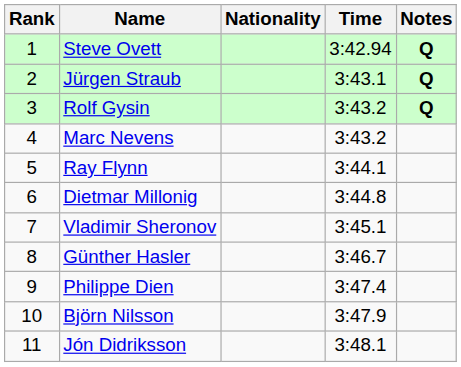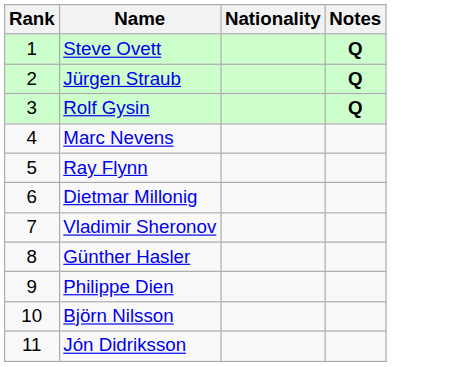- column: (360, 19)
